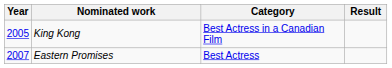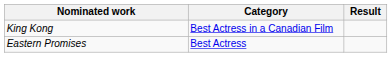- column: (18, 12)
